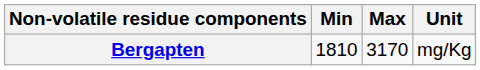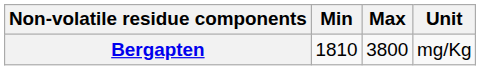(387, 49) 3170 -> (387, 49) 3800
